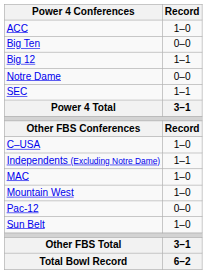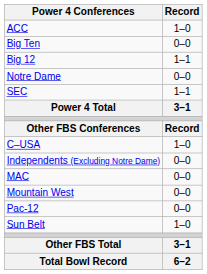(182, 161) 1–1 -> (182, 161) 0–0
(182, 177) 1–0 -> (182, 177) 0–0
(182, 192) 1–0 -> (182, 192) 0–0
